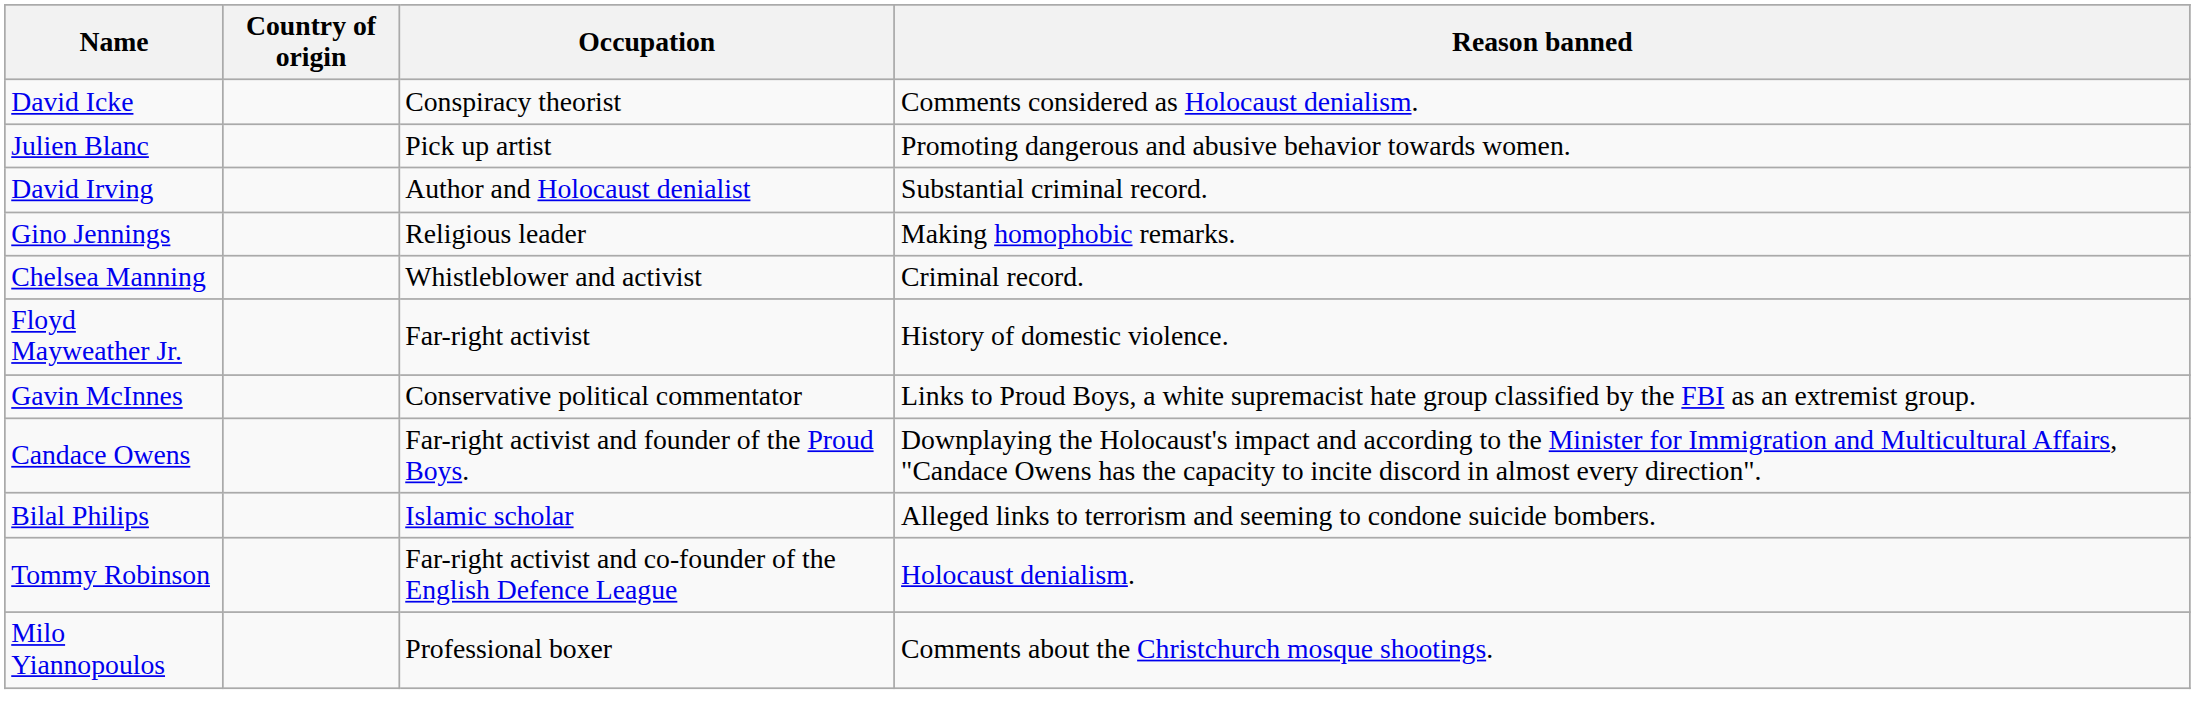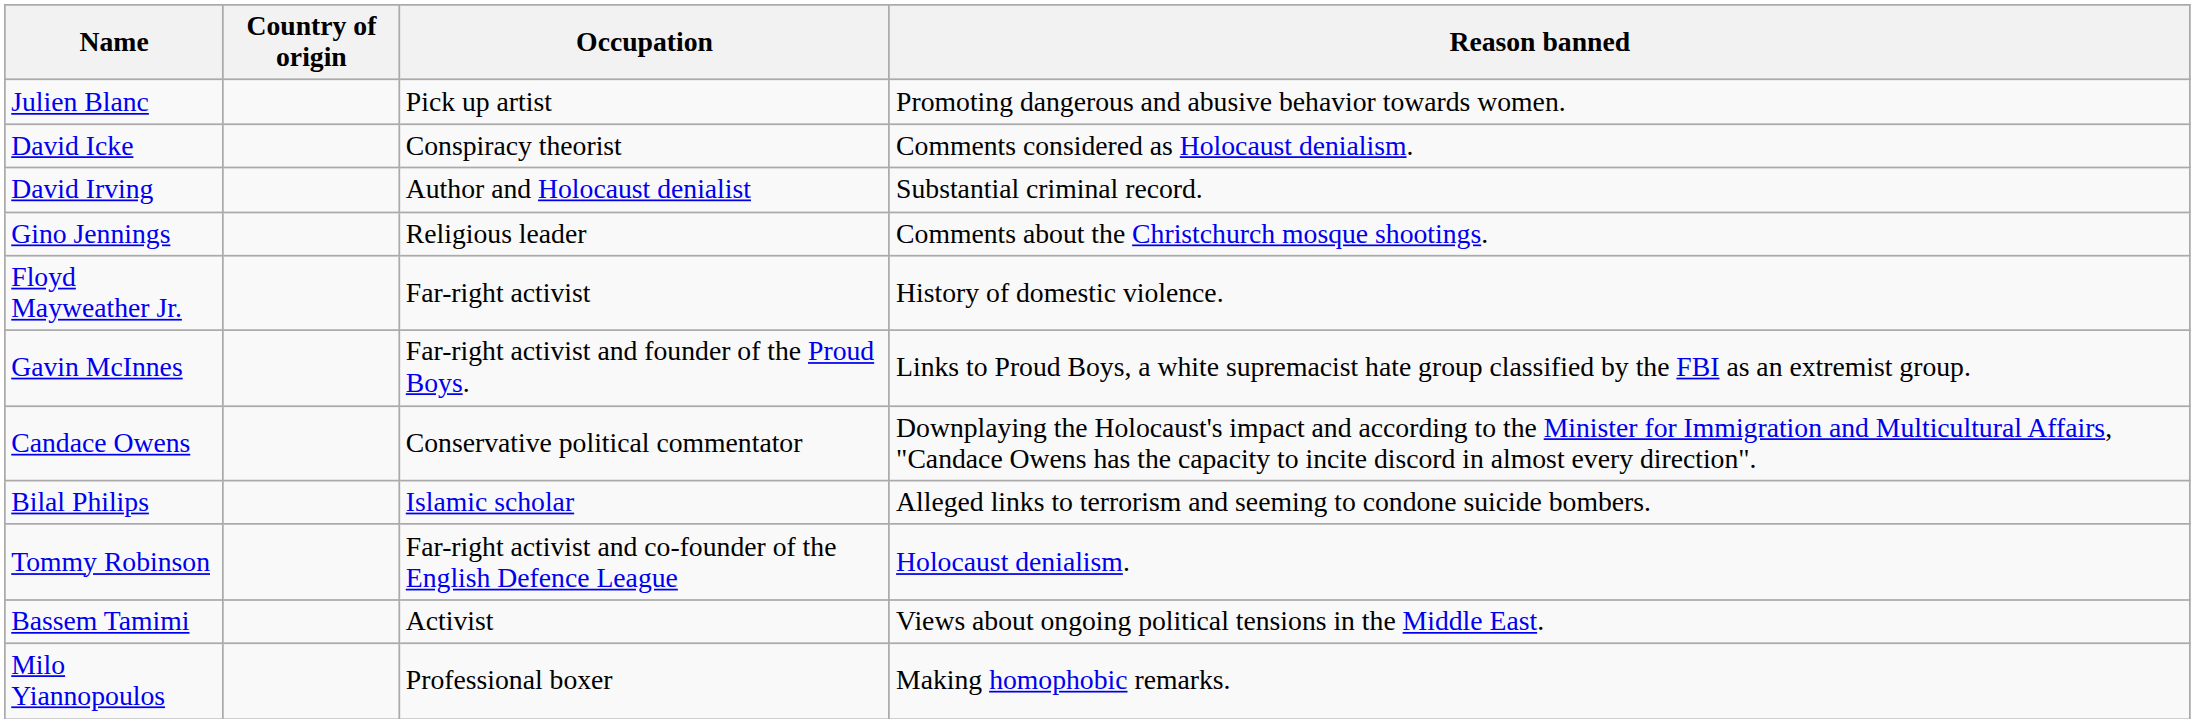rows swapped: (80, 145) <-> (72, 101)
(1068, 233) Making homophobic remarks. -> (1192, 233) Comments about the Christchurch mosque shootings.
- row: (108, 277)
(604, 396) Conservative political commentator -> (640, 367) Far-right activist and founder of the Proud Boys.
(639, 455) Far-right activist and founder of the Proud Boys. -> (604, 442) Conservative political commentator
+ row: (100, 621)
(1197, 649) Comments about the Christchurch mosque shootings. -> (1063, 680) Making homophobic remarks.
